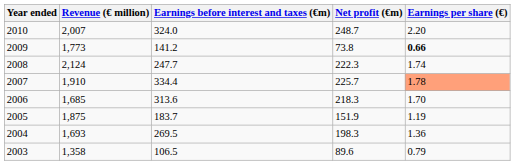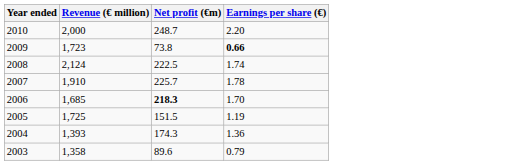- column: (242, 13)
(74, 30) 2,007 -> (74, 30) 2,000
(74, 47) 1,773 -> (74, 47) 1,723
(347, 65) 222.3 -> (166, 65) 222.5
(417, 82) lightsalmon background -> (235, 82) no background
(347, 99) normal -> (166, 99) bold
(74, 117) 1,875 -> (74, 117) 1,725
(347, 117) 151.9 -> (166, 117) 151.5
(74, 134) 1,693 -> (74, 134) 1,393
(347, 134) 198.3 -> (166, 134) 174.3
